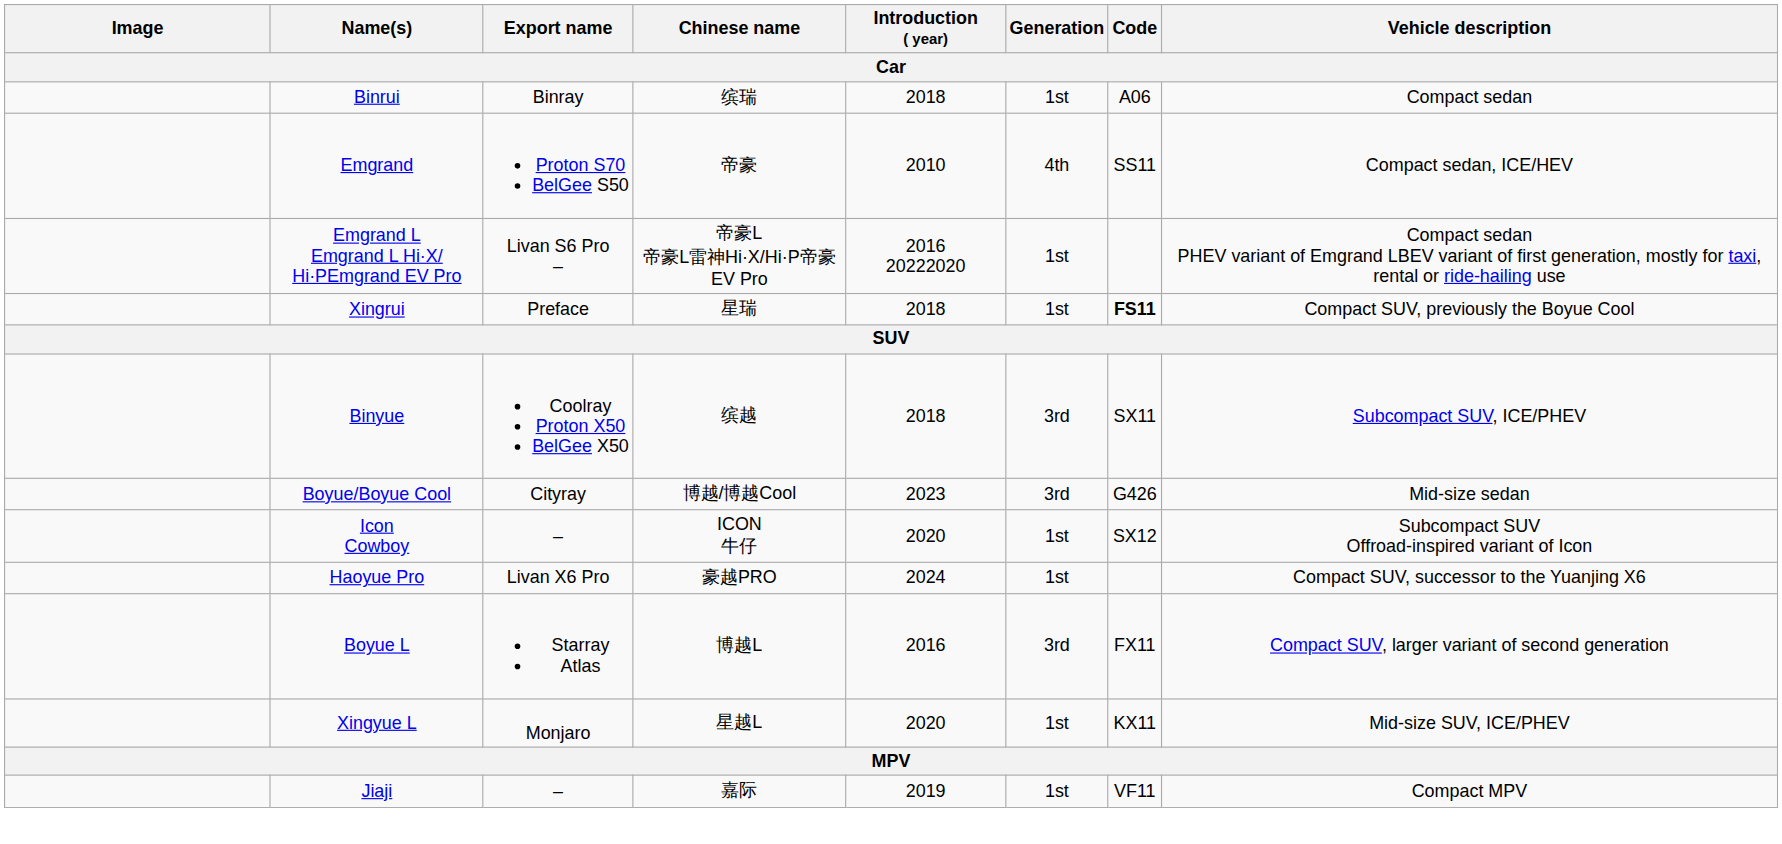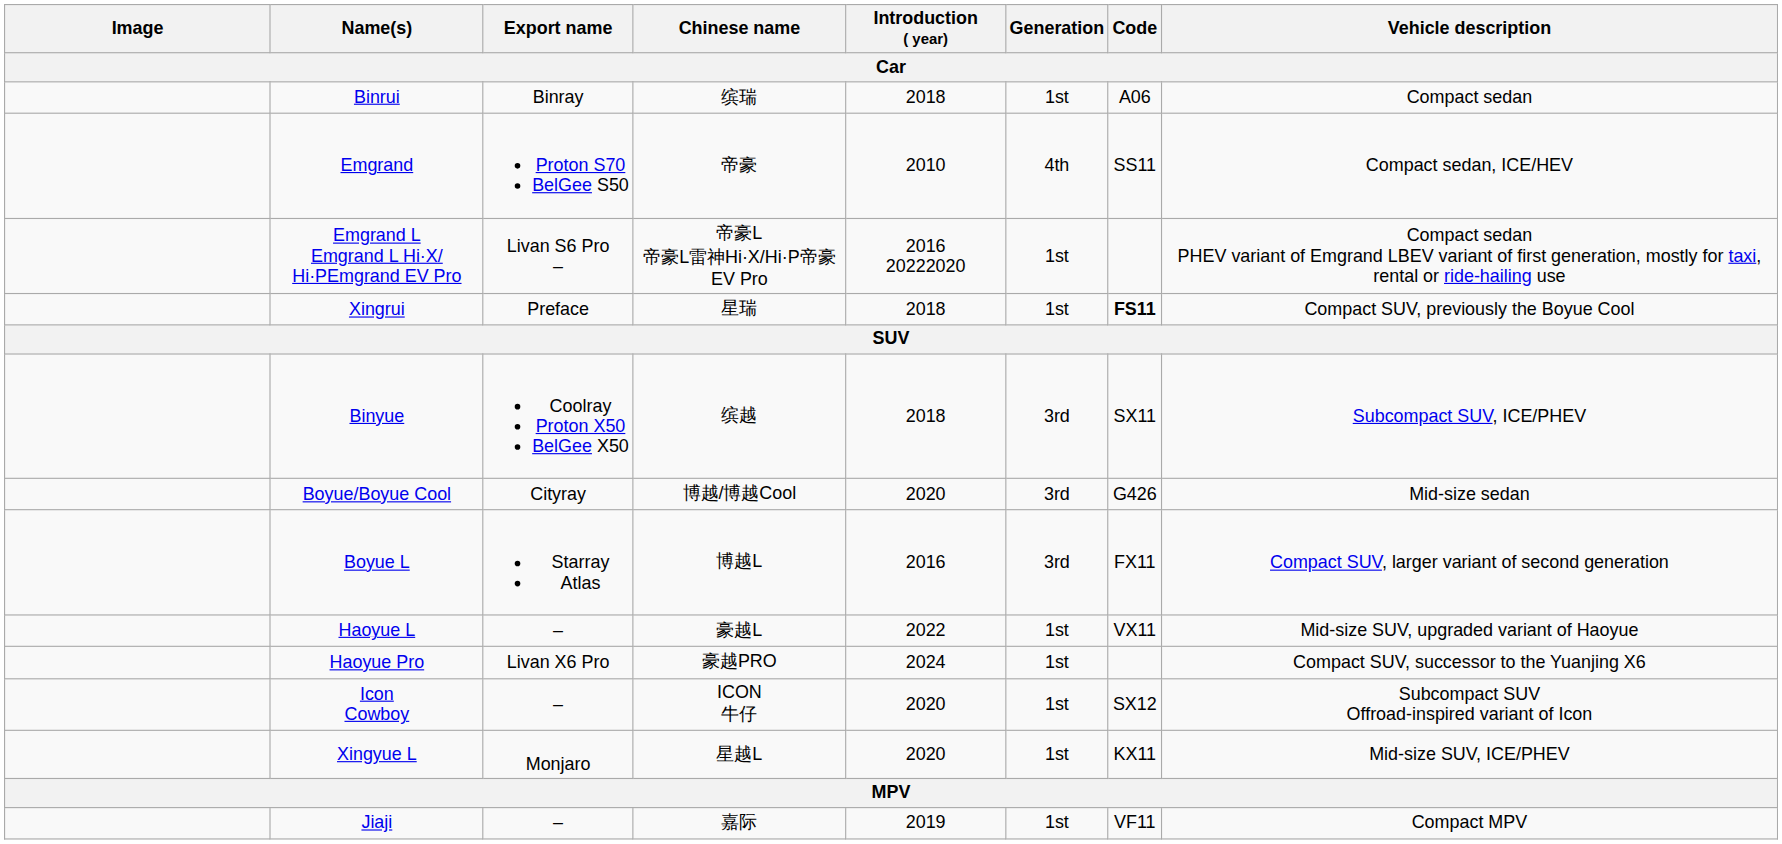(926, 494) 2023 -> (926, 494) 2020
rows swapped: (377, 646) <-> (377, 536)
+ row: (377, 630)
